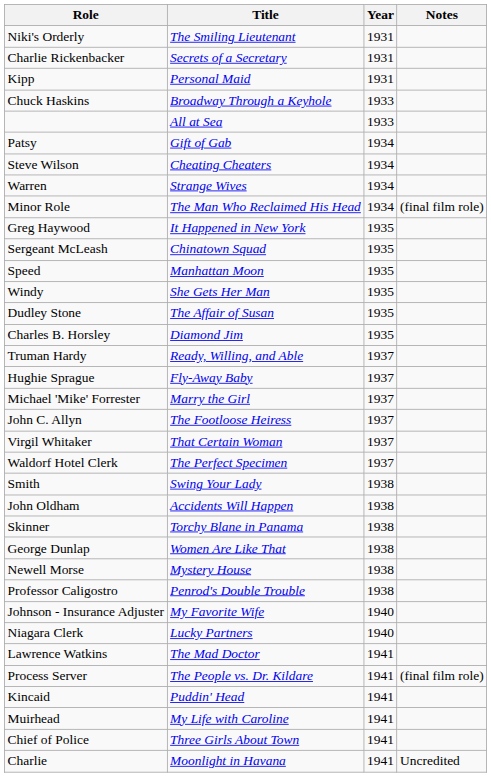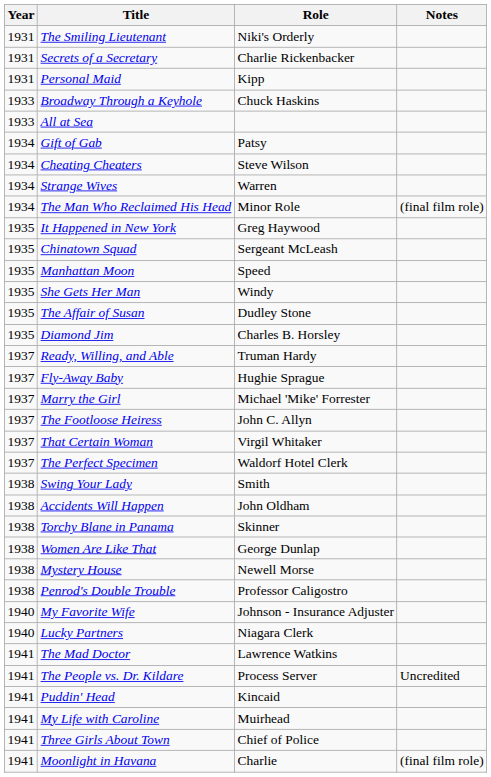columns swapped: (380, 15) <-> (86, 15)
(442, 675) (final film role) -> (430, 675) Uncredited
(430, 761) Uncredited -> (442, 761) (final film role)
